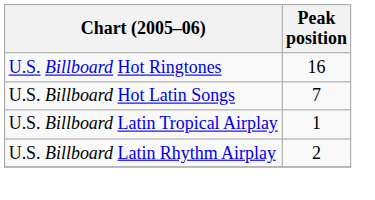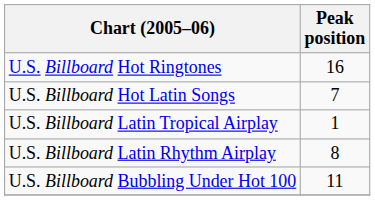(316, 152) 2 -> (335, 152) 8
+ row: (152, 180)
